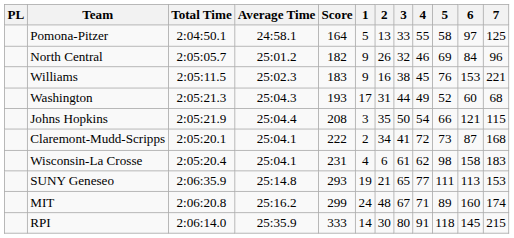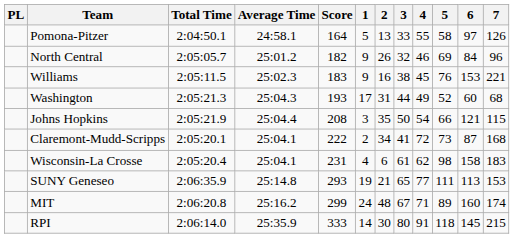(496, 35) 125 -> (496, 35) 126
